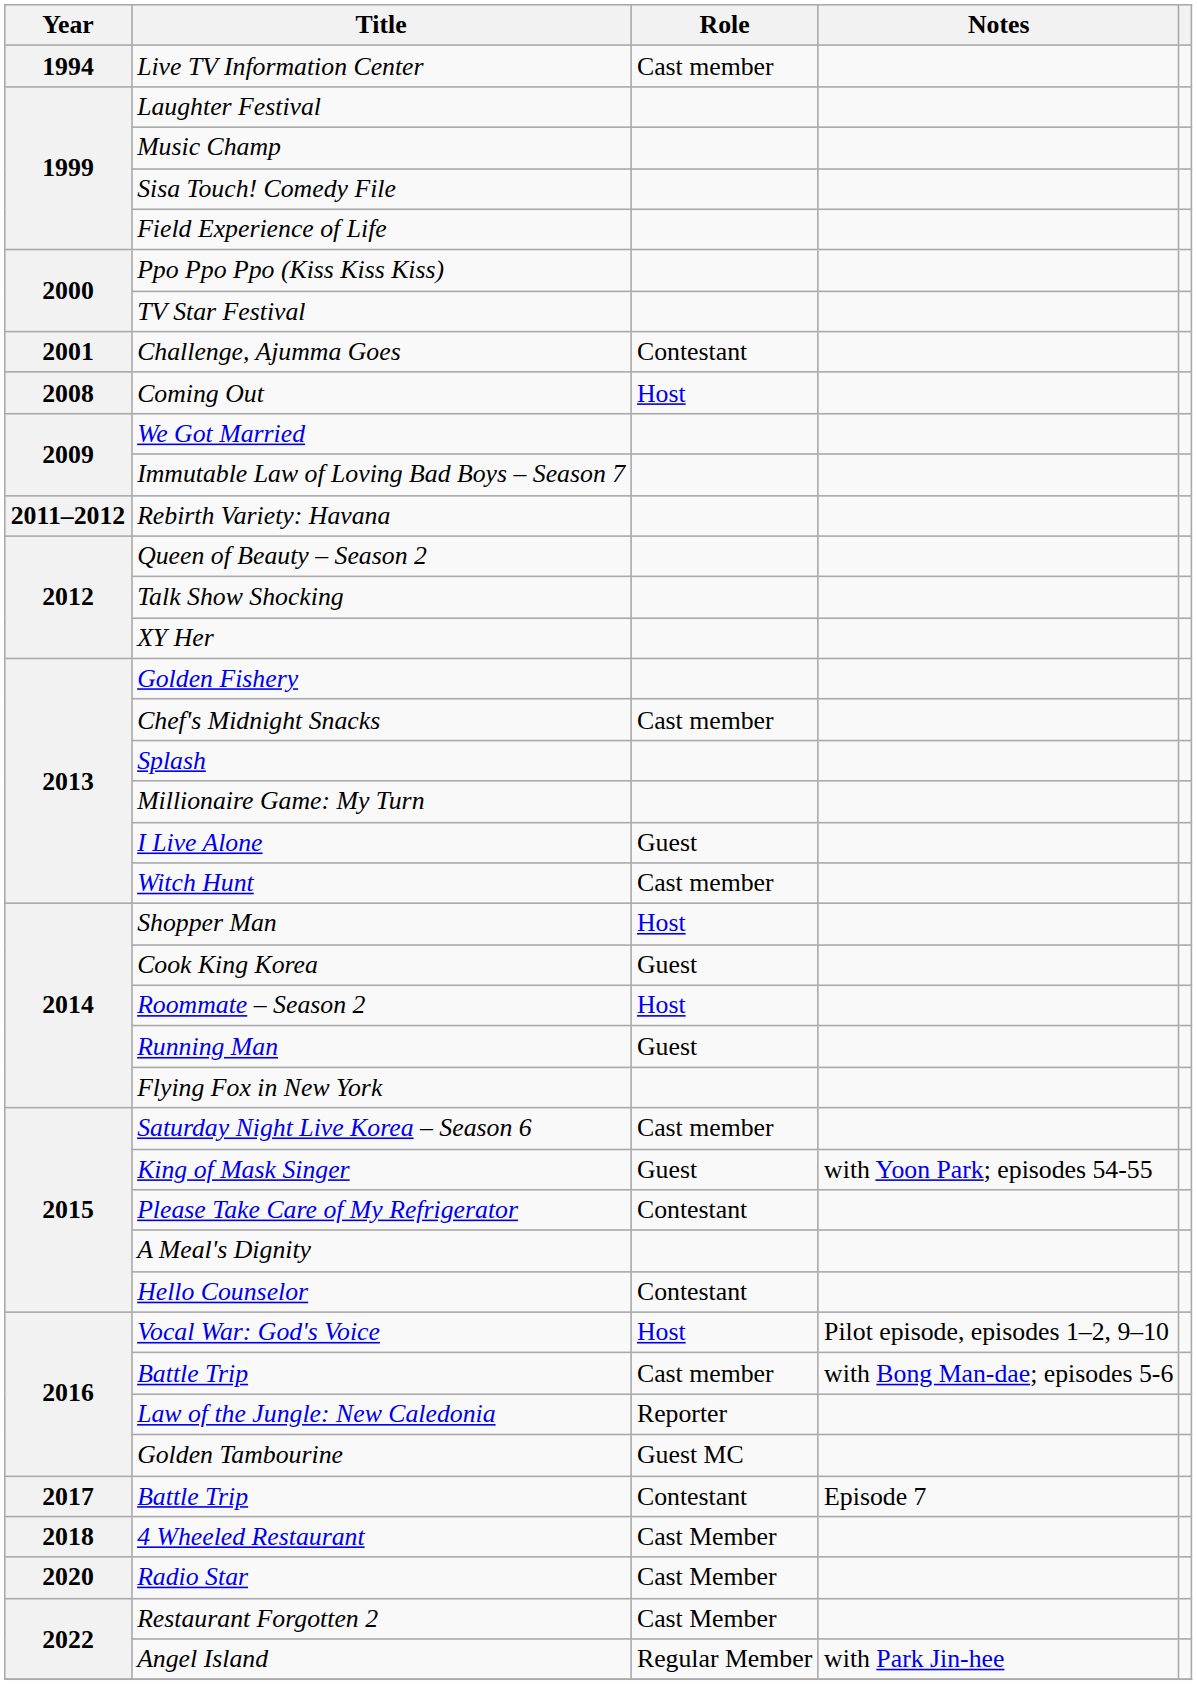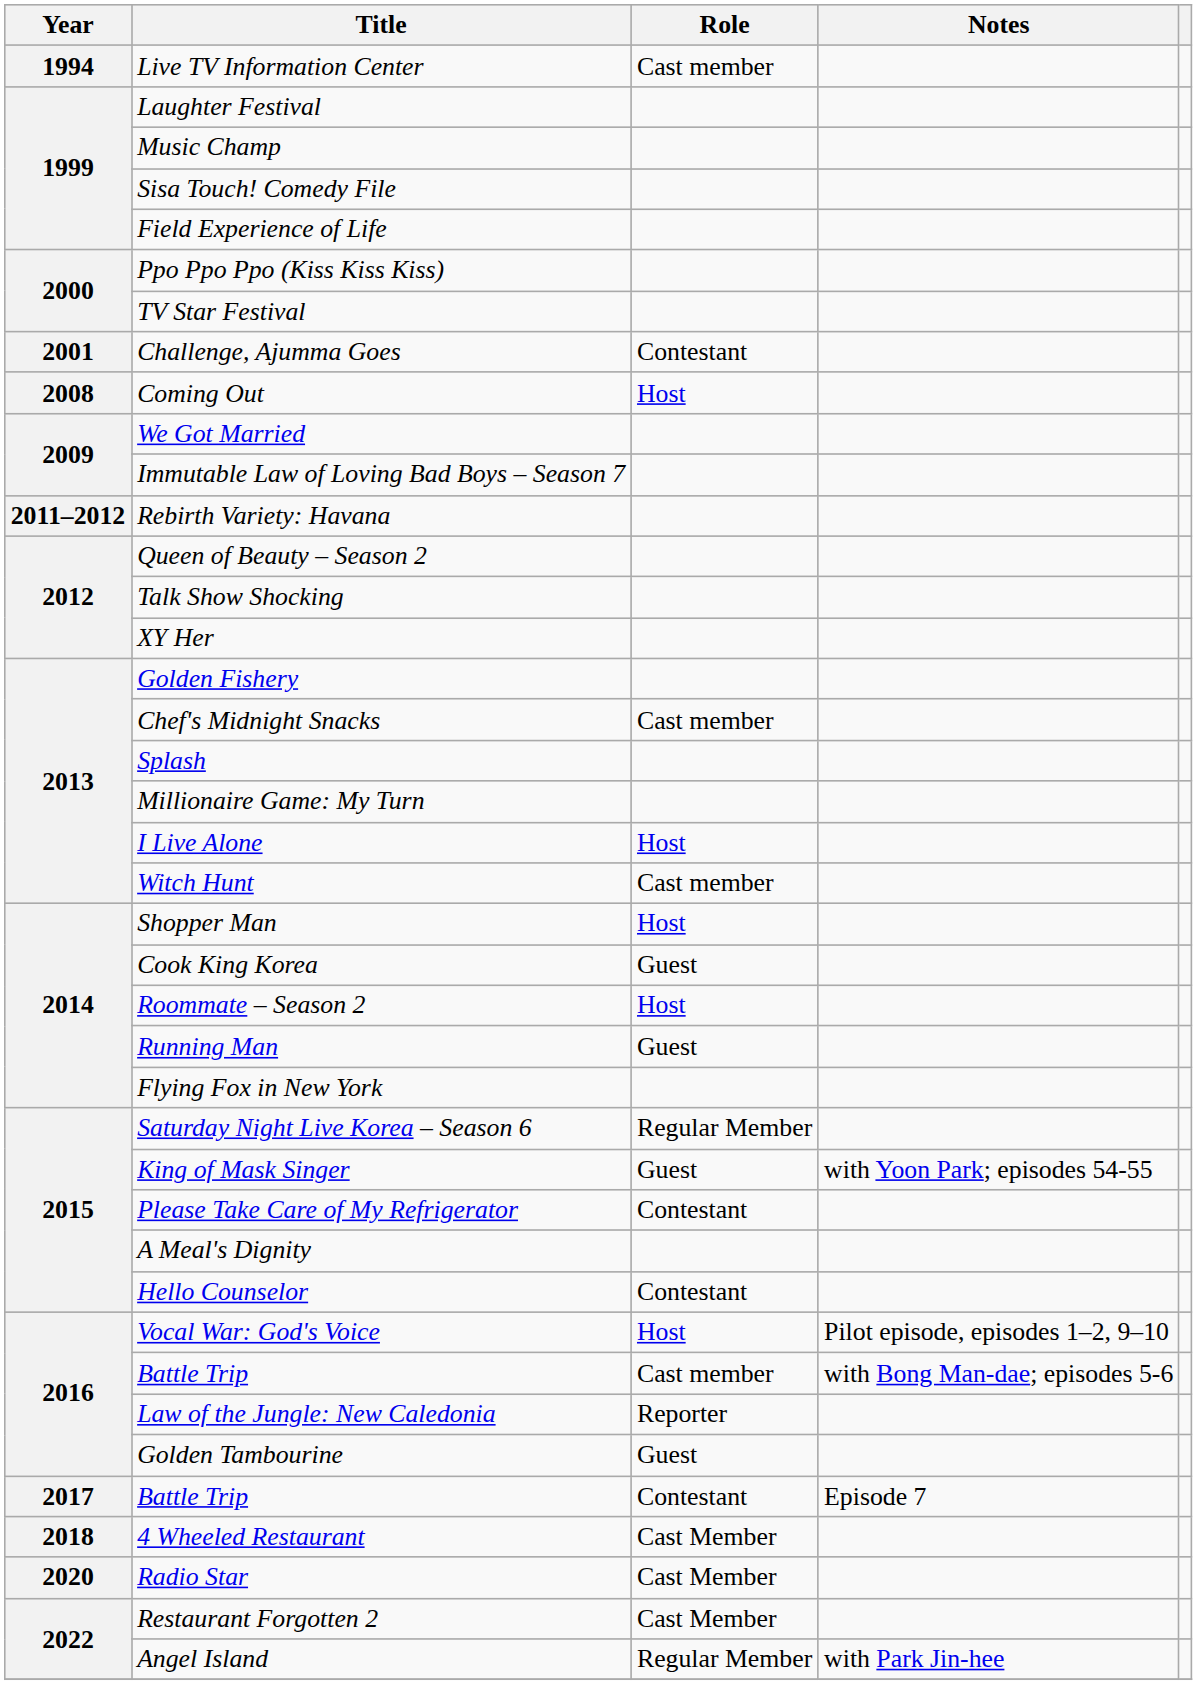(667, 842) Guest -> (661, 842) Host
(705, 1127) Cast member -> (725, 1127) Regular Member
(690, 1454) Guest MC -> (667, 1454) Guest
